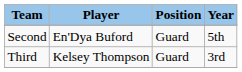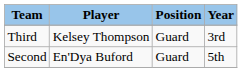rows swapped: (27, 36) <-> (22, 57)
